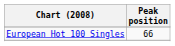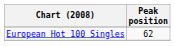(148, 34) 66 -> (148, 34) 62
